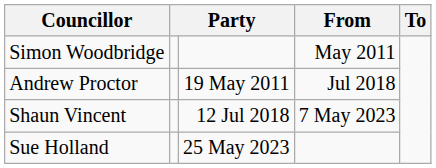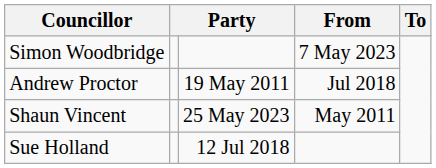(355, 52) May 2011 -> (347, 52) 7 May 2023
(243, 115) 12 Jul 2018 -> (236, 115) 25 May 2023
(347, 115) 7 May 2023 -> (355, 115) May 2011
(236, 147) 25 May 2023 -> (243, 147) 12 Jul 2018
